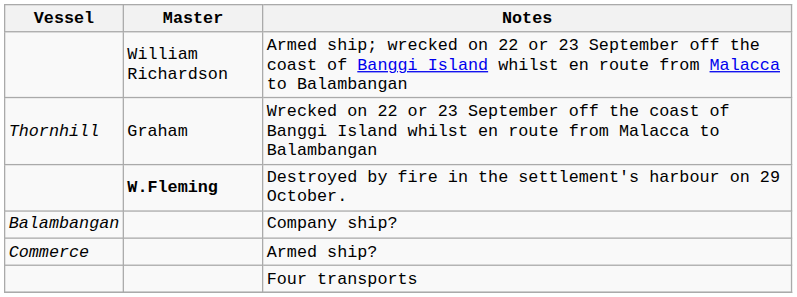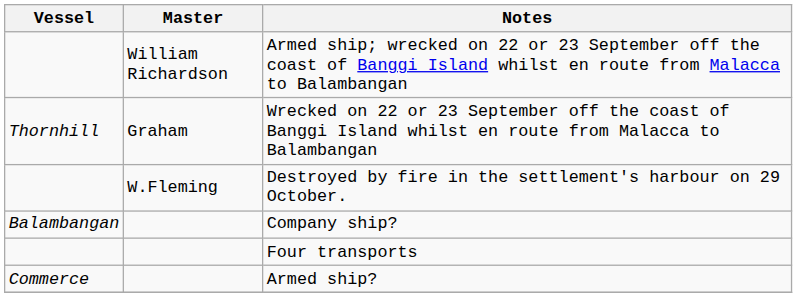(173, 187) bold -> (173, 187) normal
rows swapped: (322, 252) <-> (342, 279)
